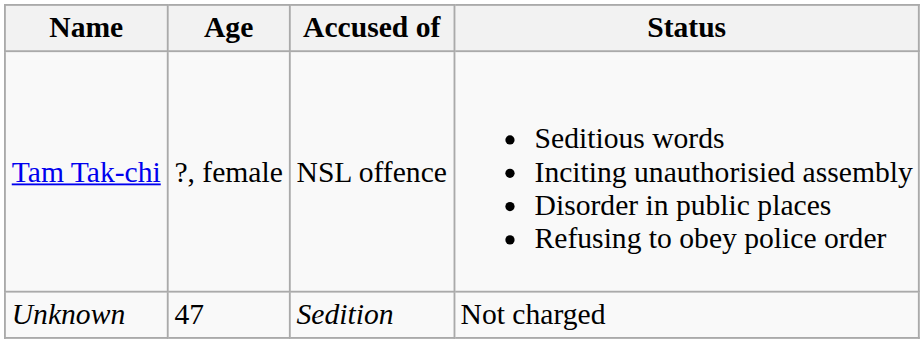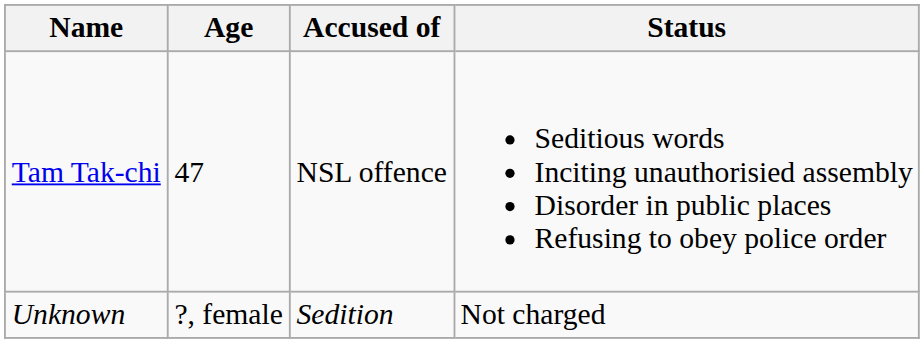(229, 171) ?, female -> (189, 171) 47
(189, 314) 47 -> (229, 314) ?, female
